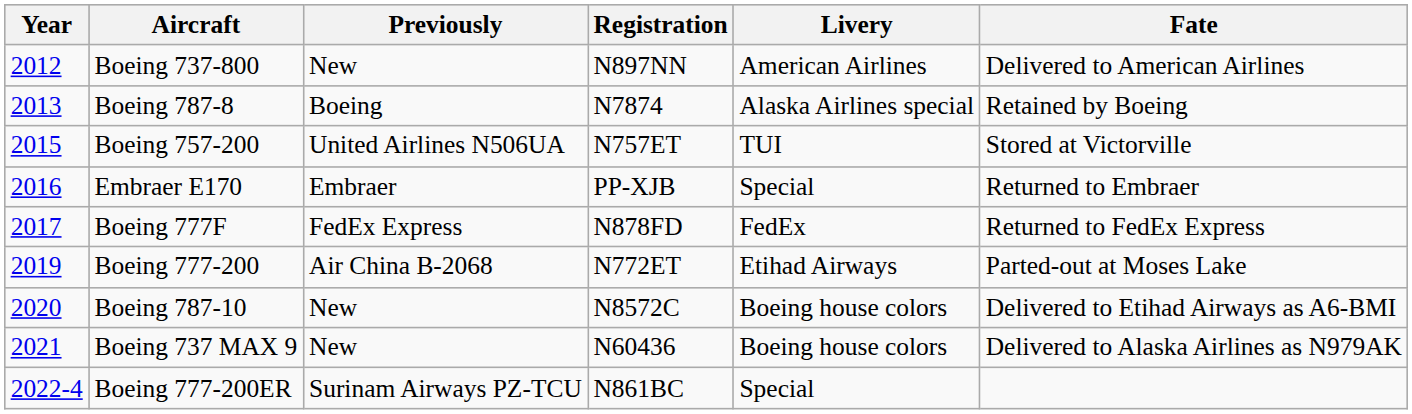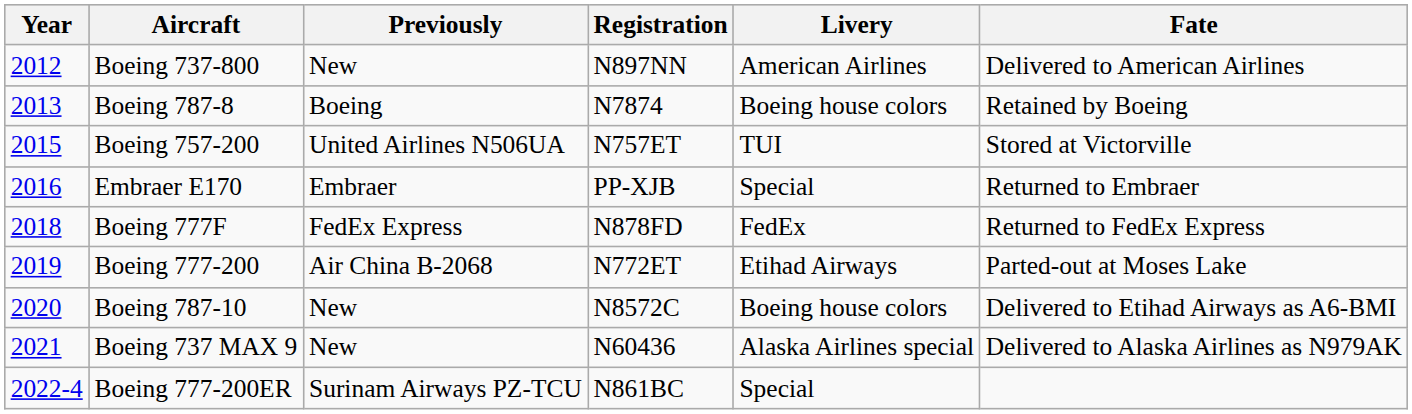(857, 105) Alaska Airlines special -> (843, 105) Boeing house colors
(36, 226) 2017 -> (36, 226) 2018
(843, 347) Boeing house colors -> (857, 347) Alaska Airlines special
